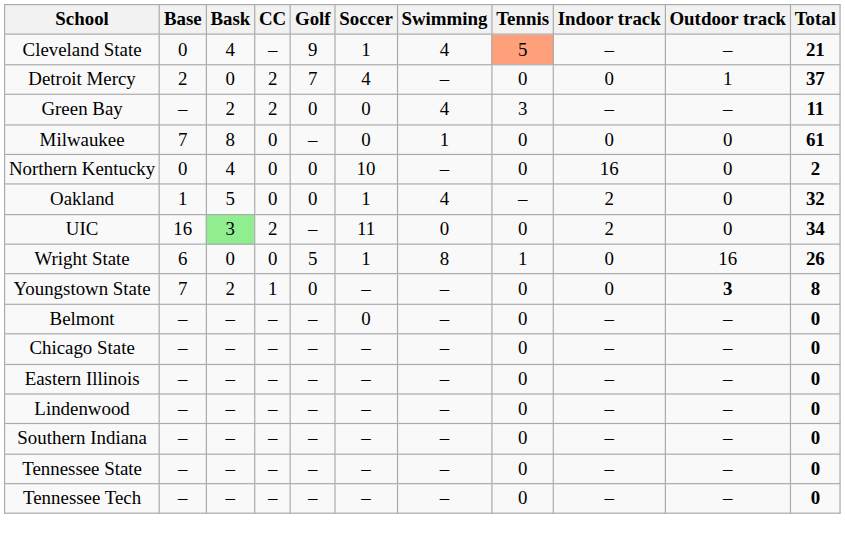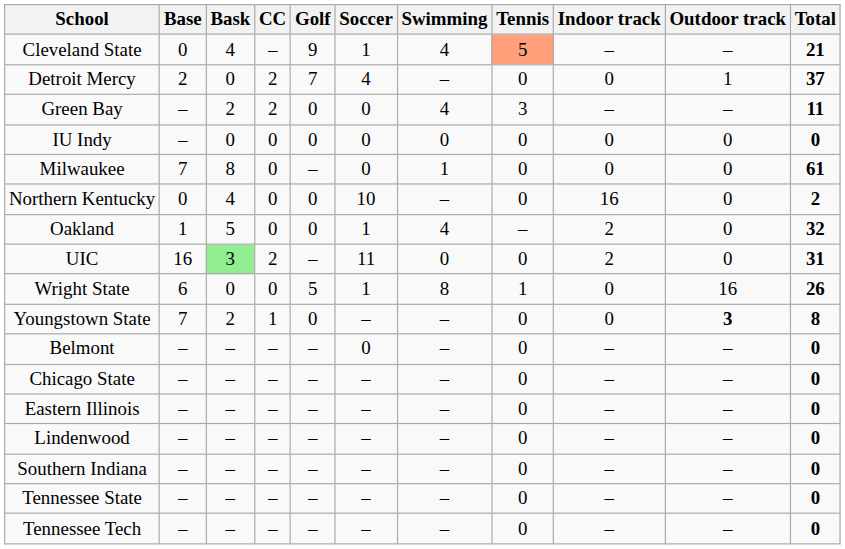+ row: (82, 139)
(815, 229) 34 -> (815, 259) 31
